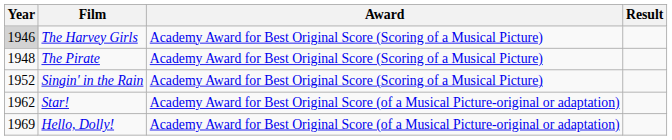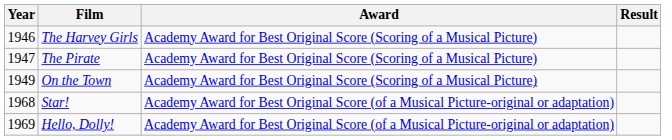(21, 37) lightgrey background -> (21, 37) no background
(21, 59) 1948 -> (21, 59) 1947
+ row: (76, 80)
- row: (92, 80)
(21, 102) 1962 -> (21, 102) 1968
